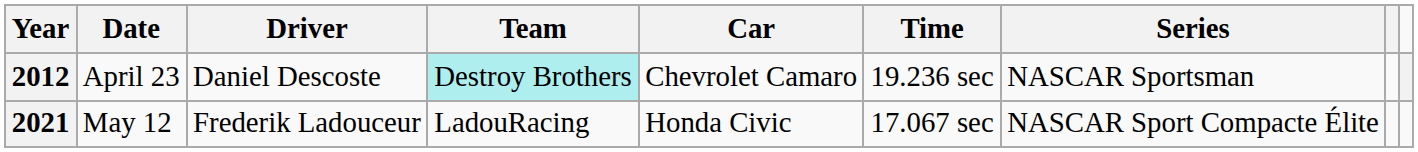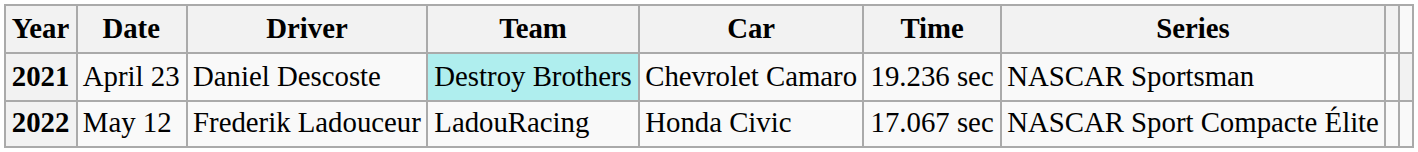(41, 76) 2012 -> (41, 76) 2021
(41, 123) 2021 -> (41, 123) 2022
